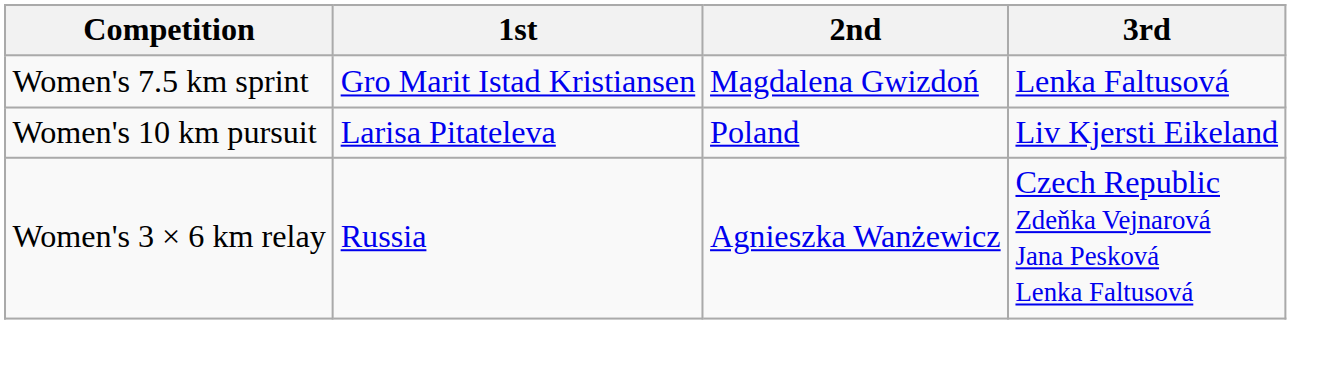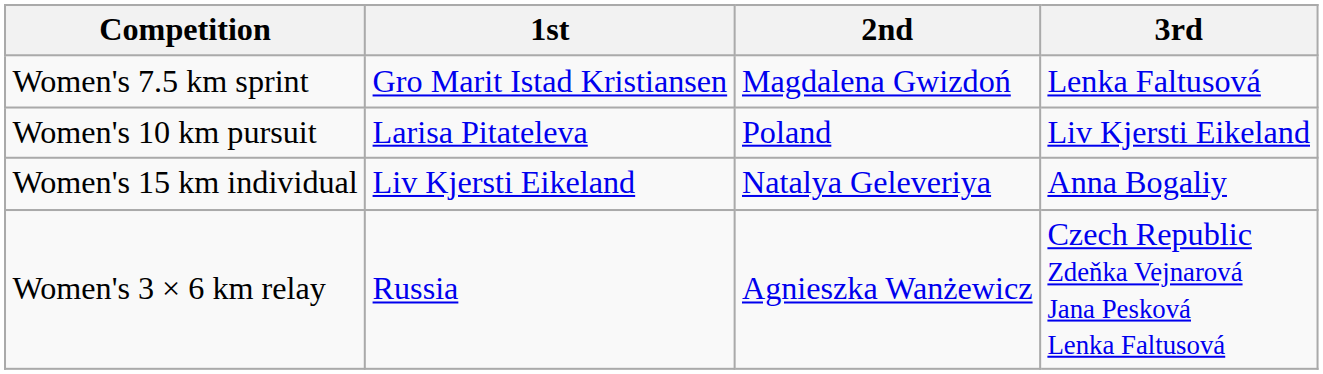+ row: (185, 183)
